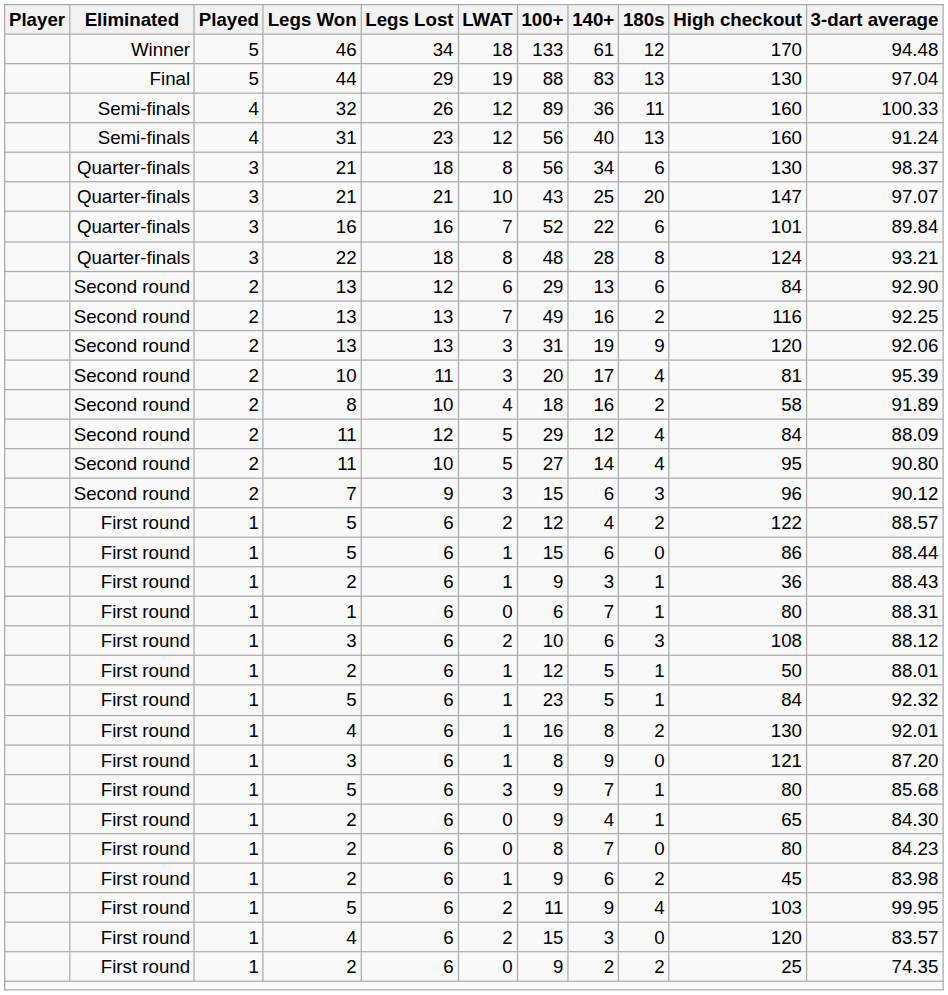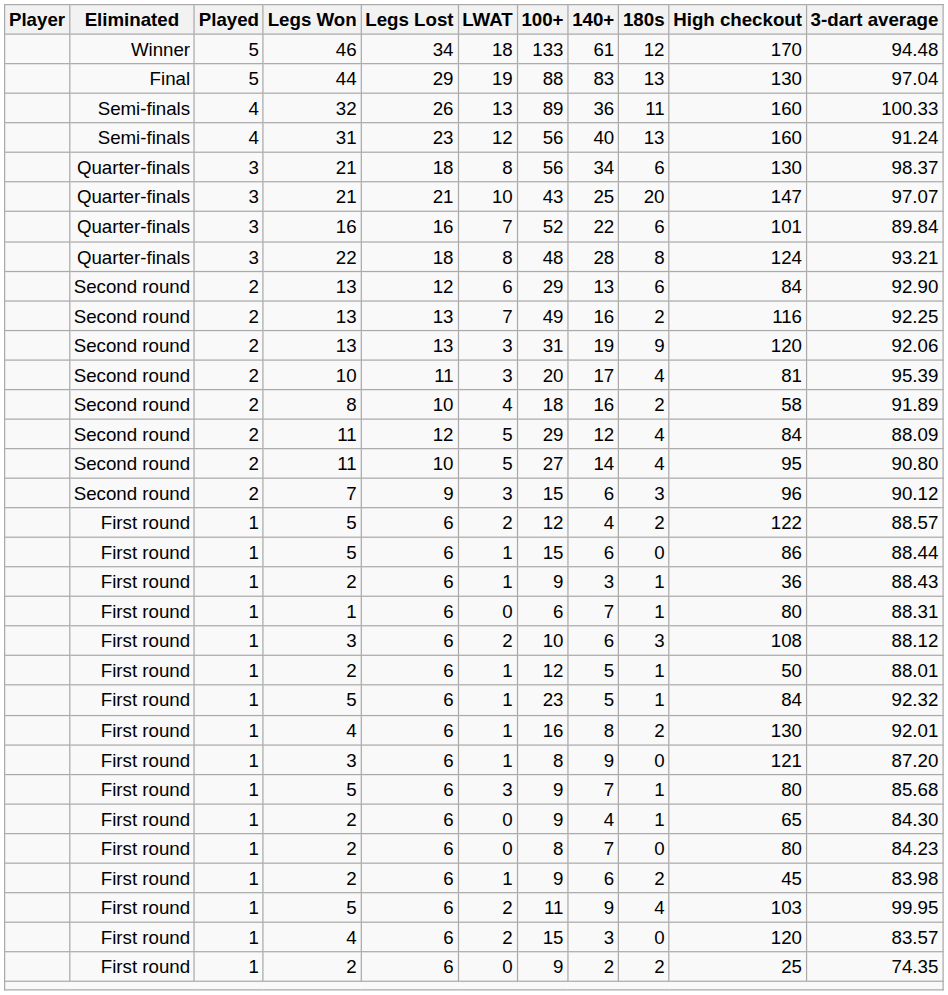(502, 108) 12 -> (502, 108) 13
